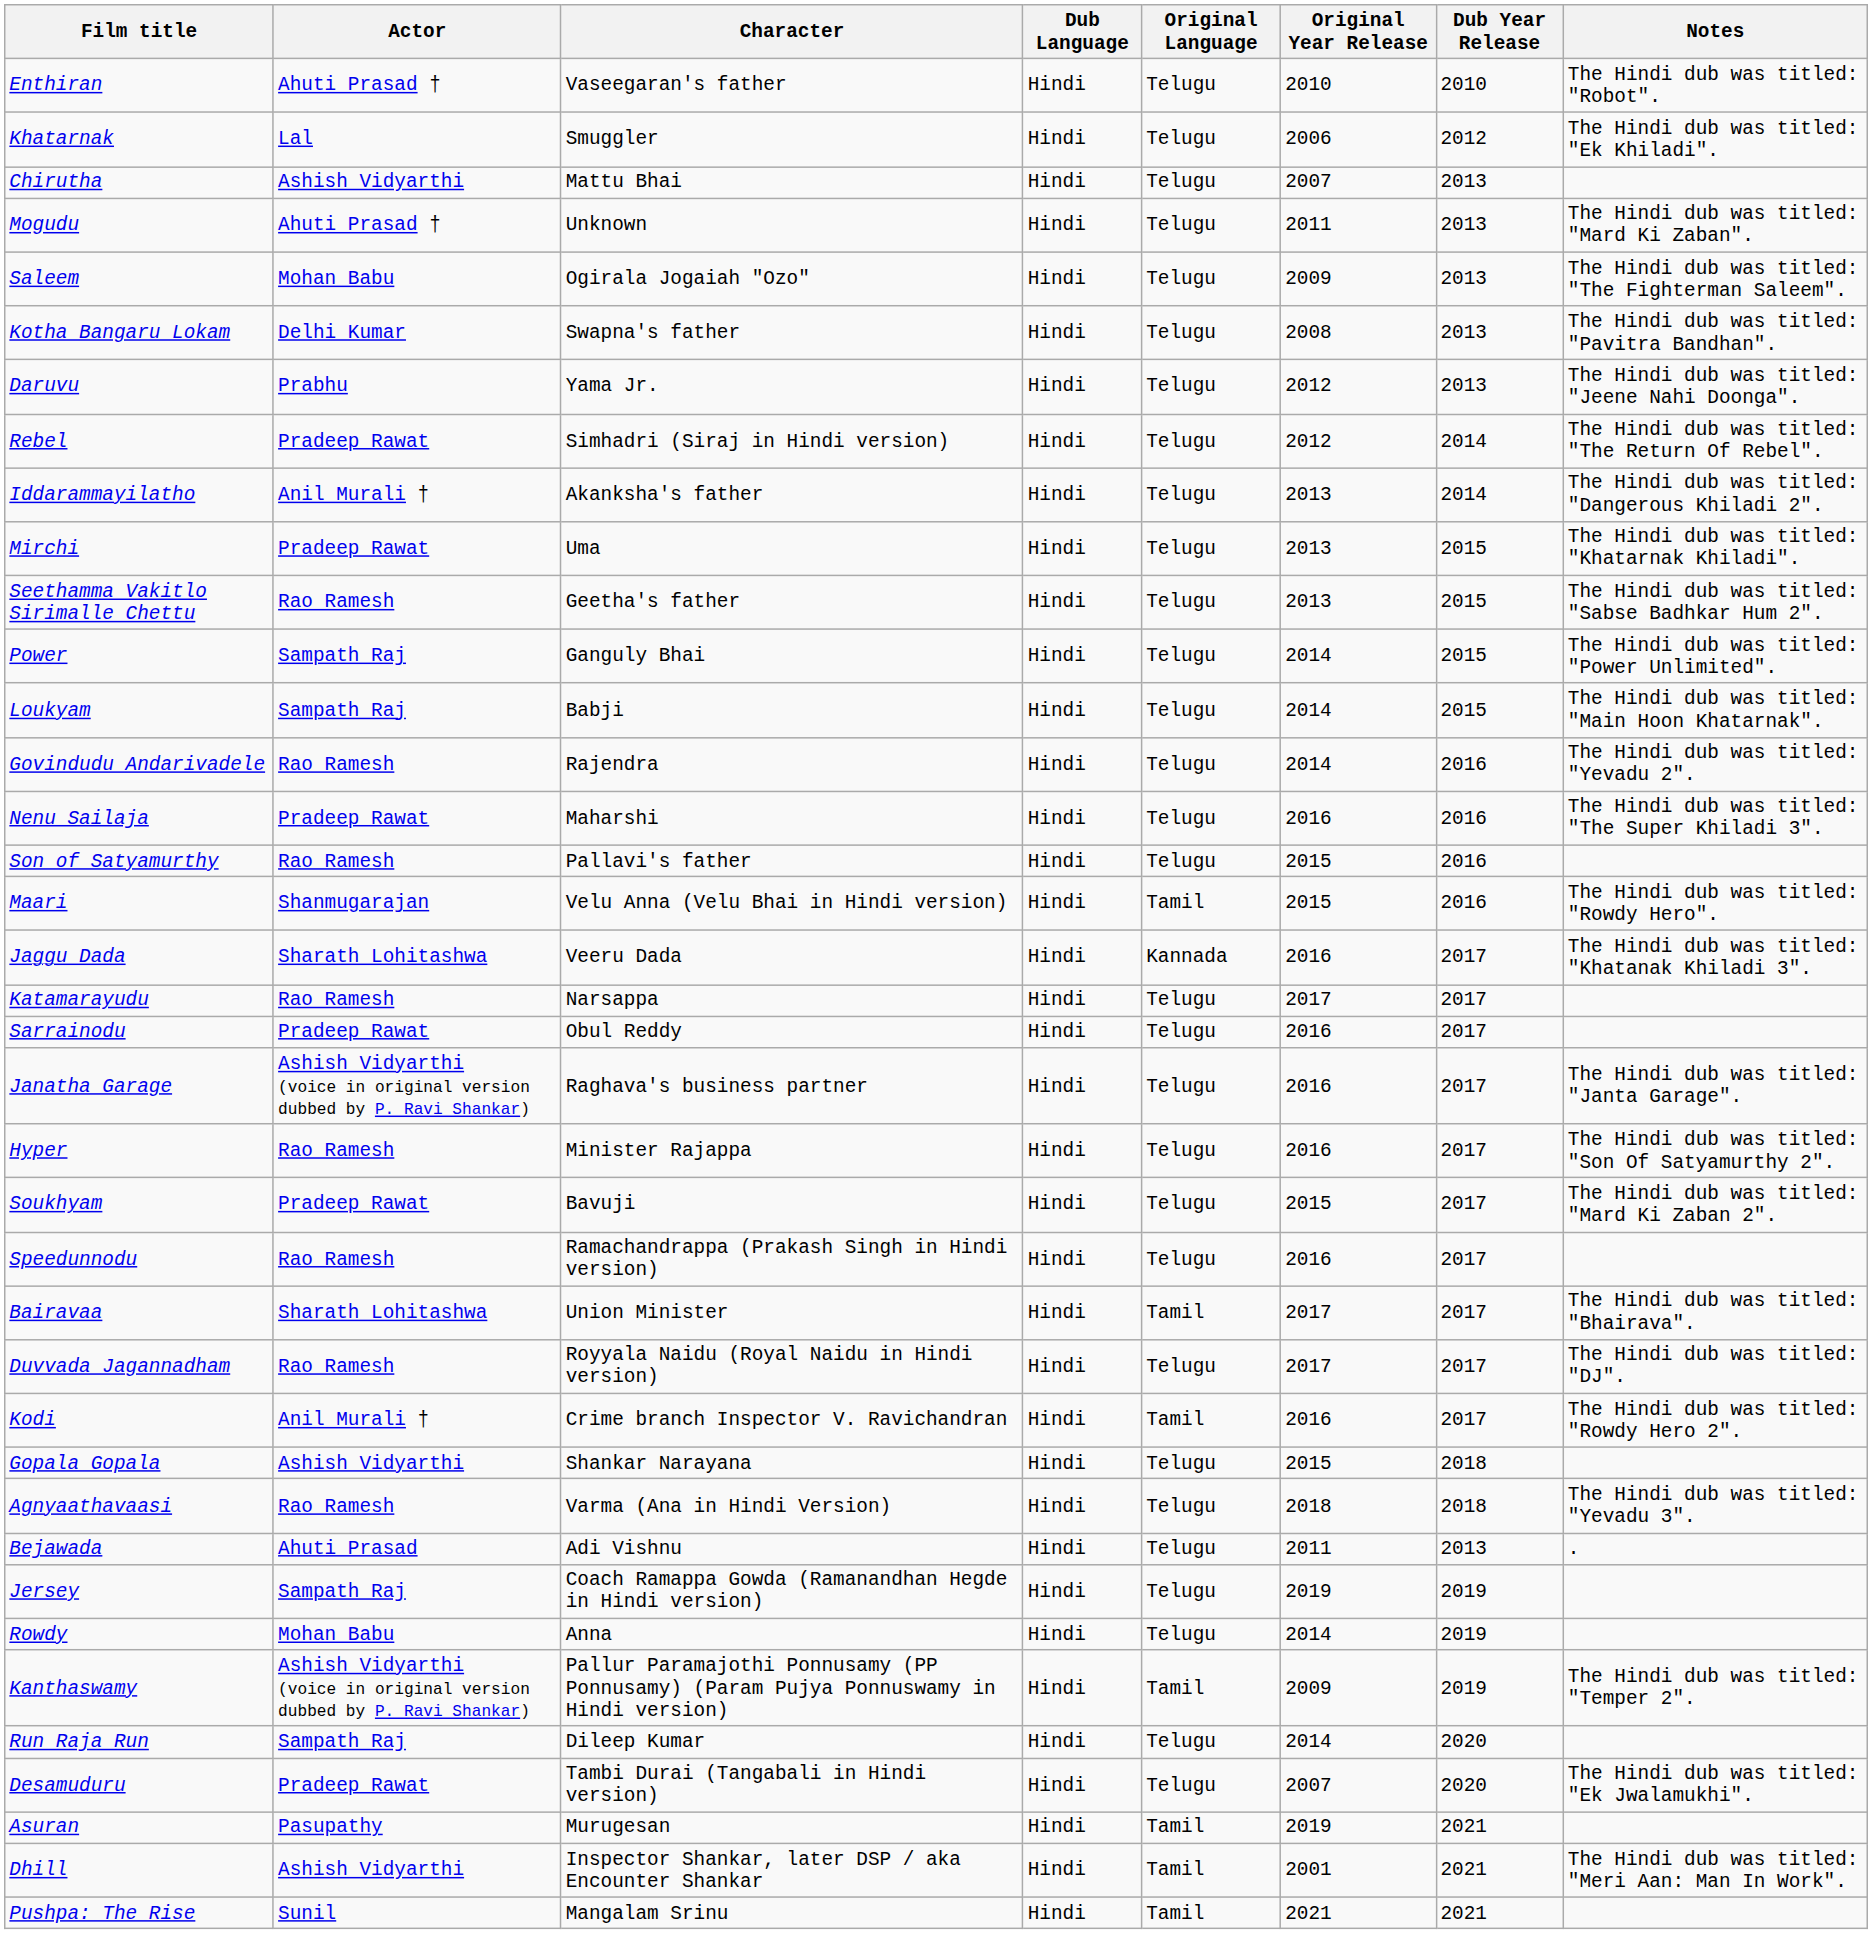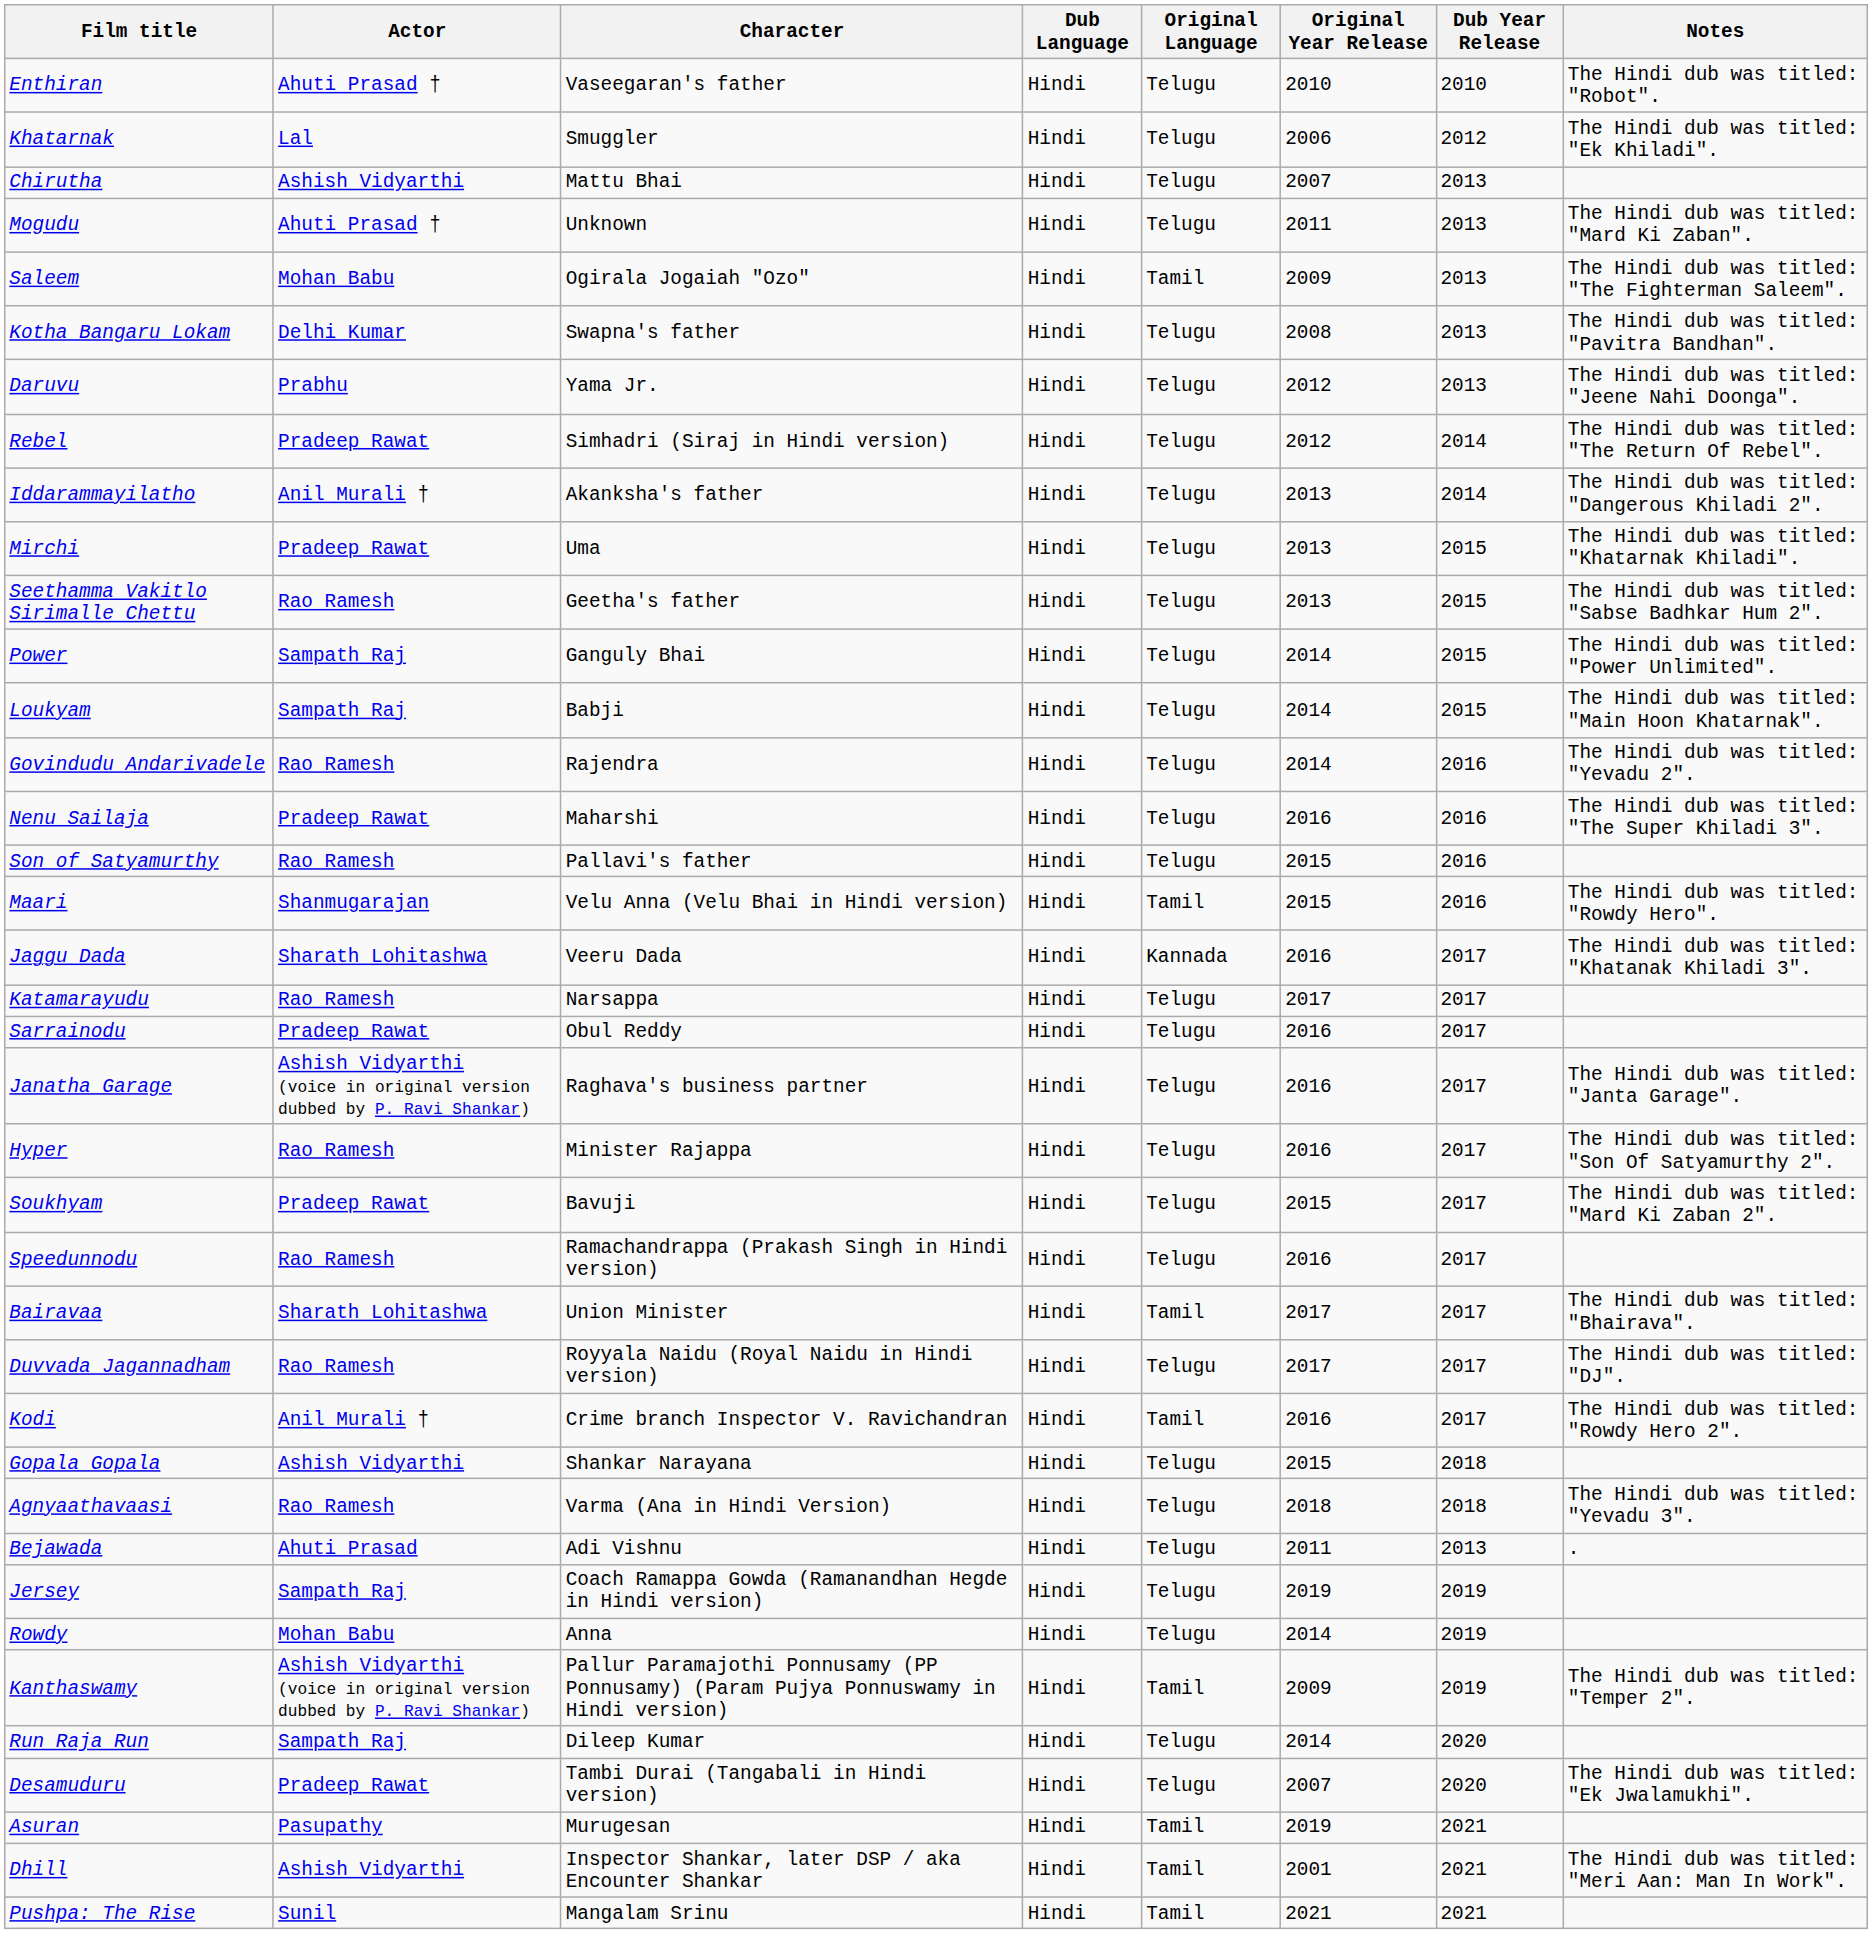(1181, 279) Telugu -> (1175, 279) Tamil
